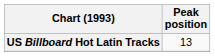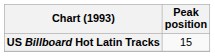(186, 42) 13 -> (186, 42) 15
